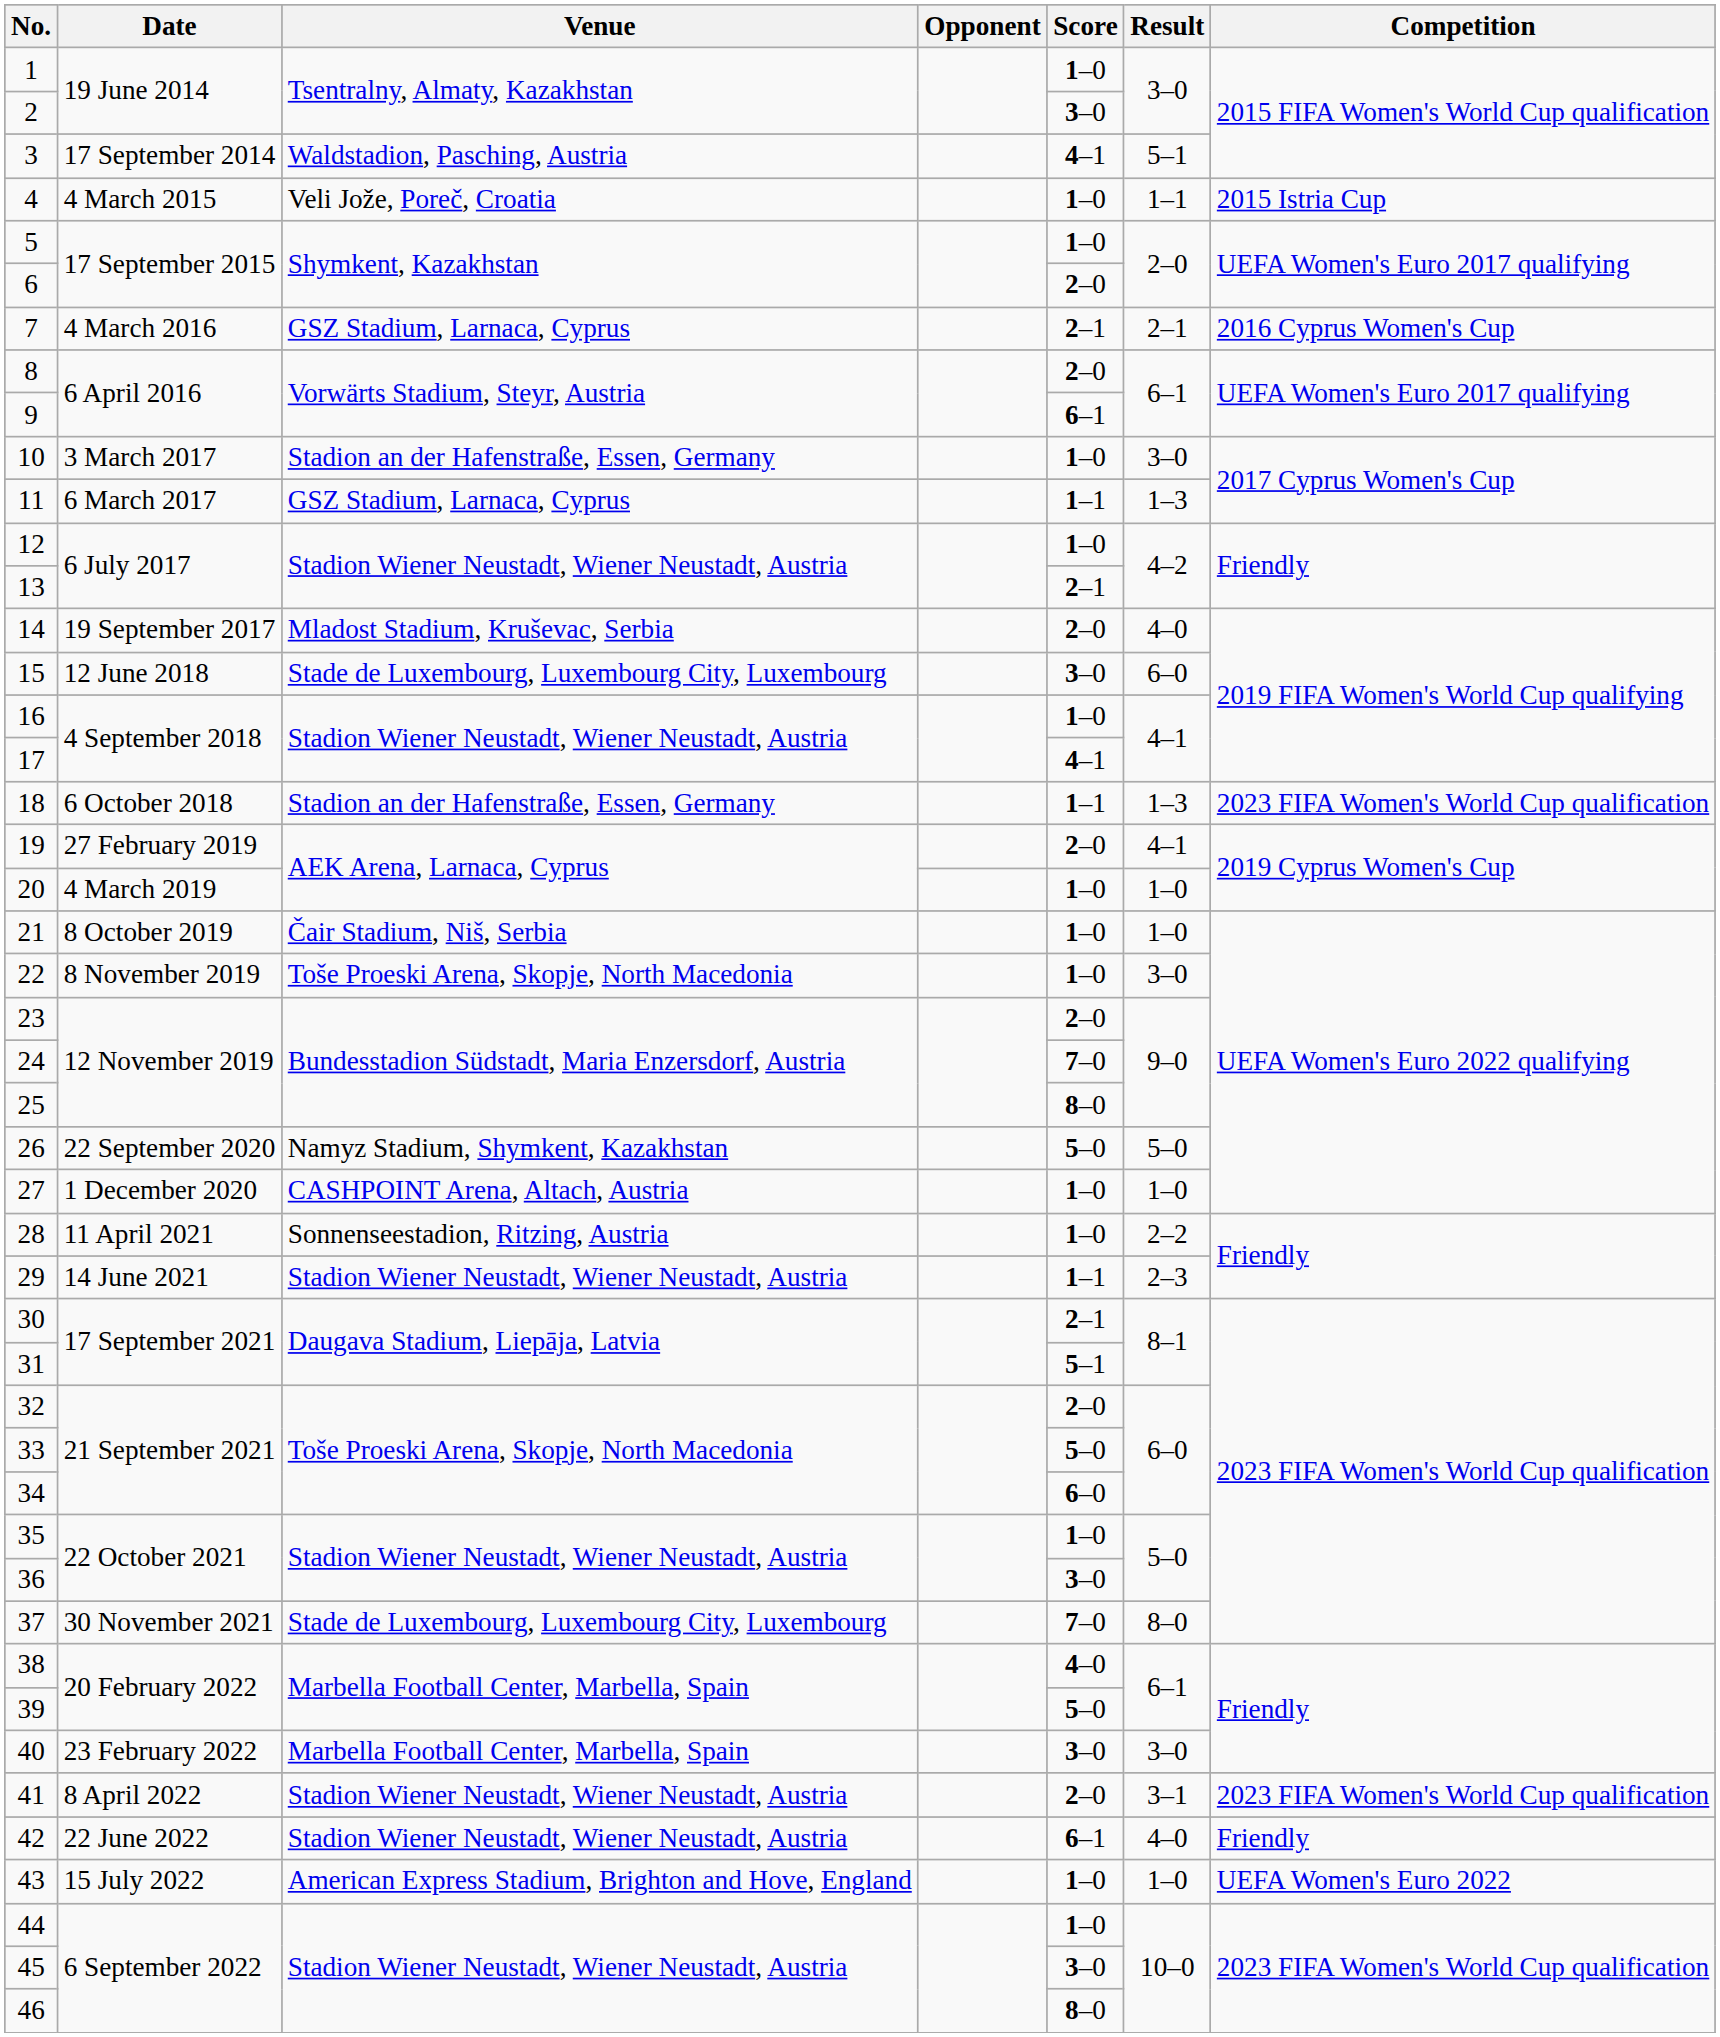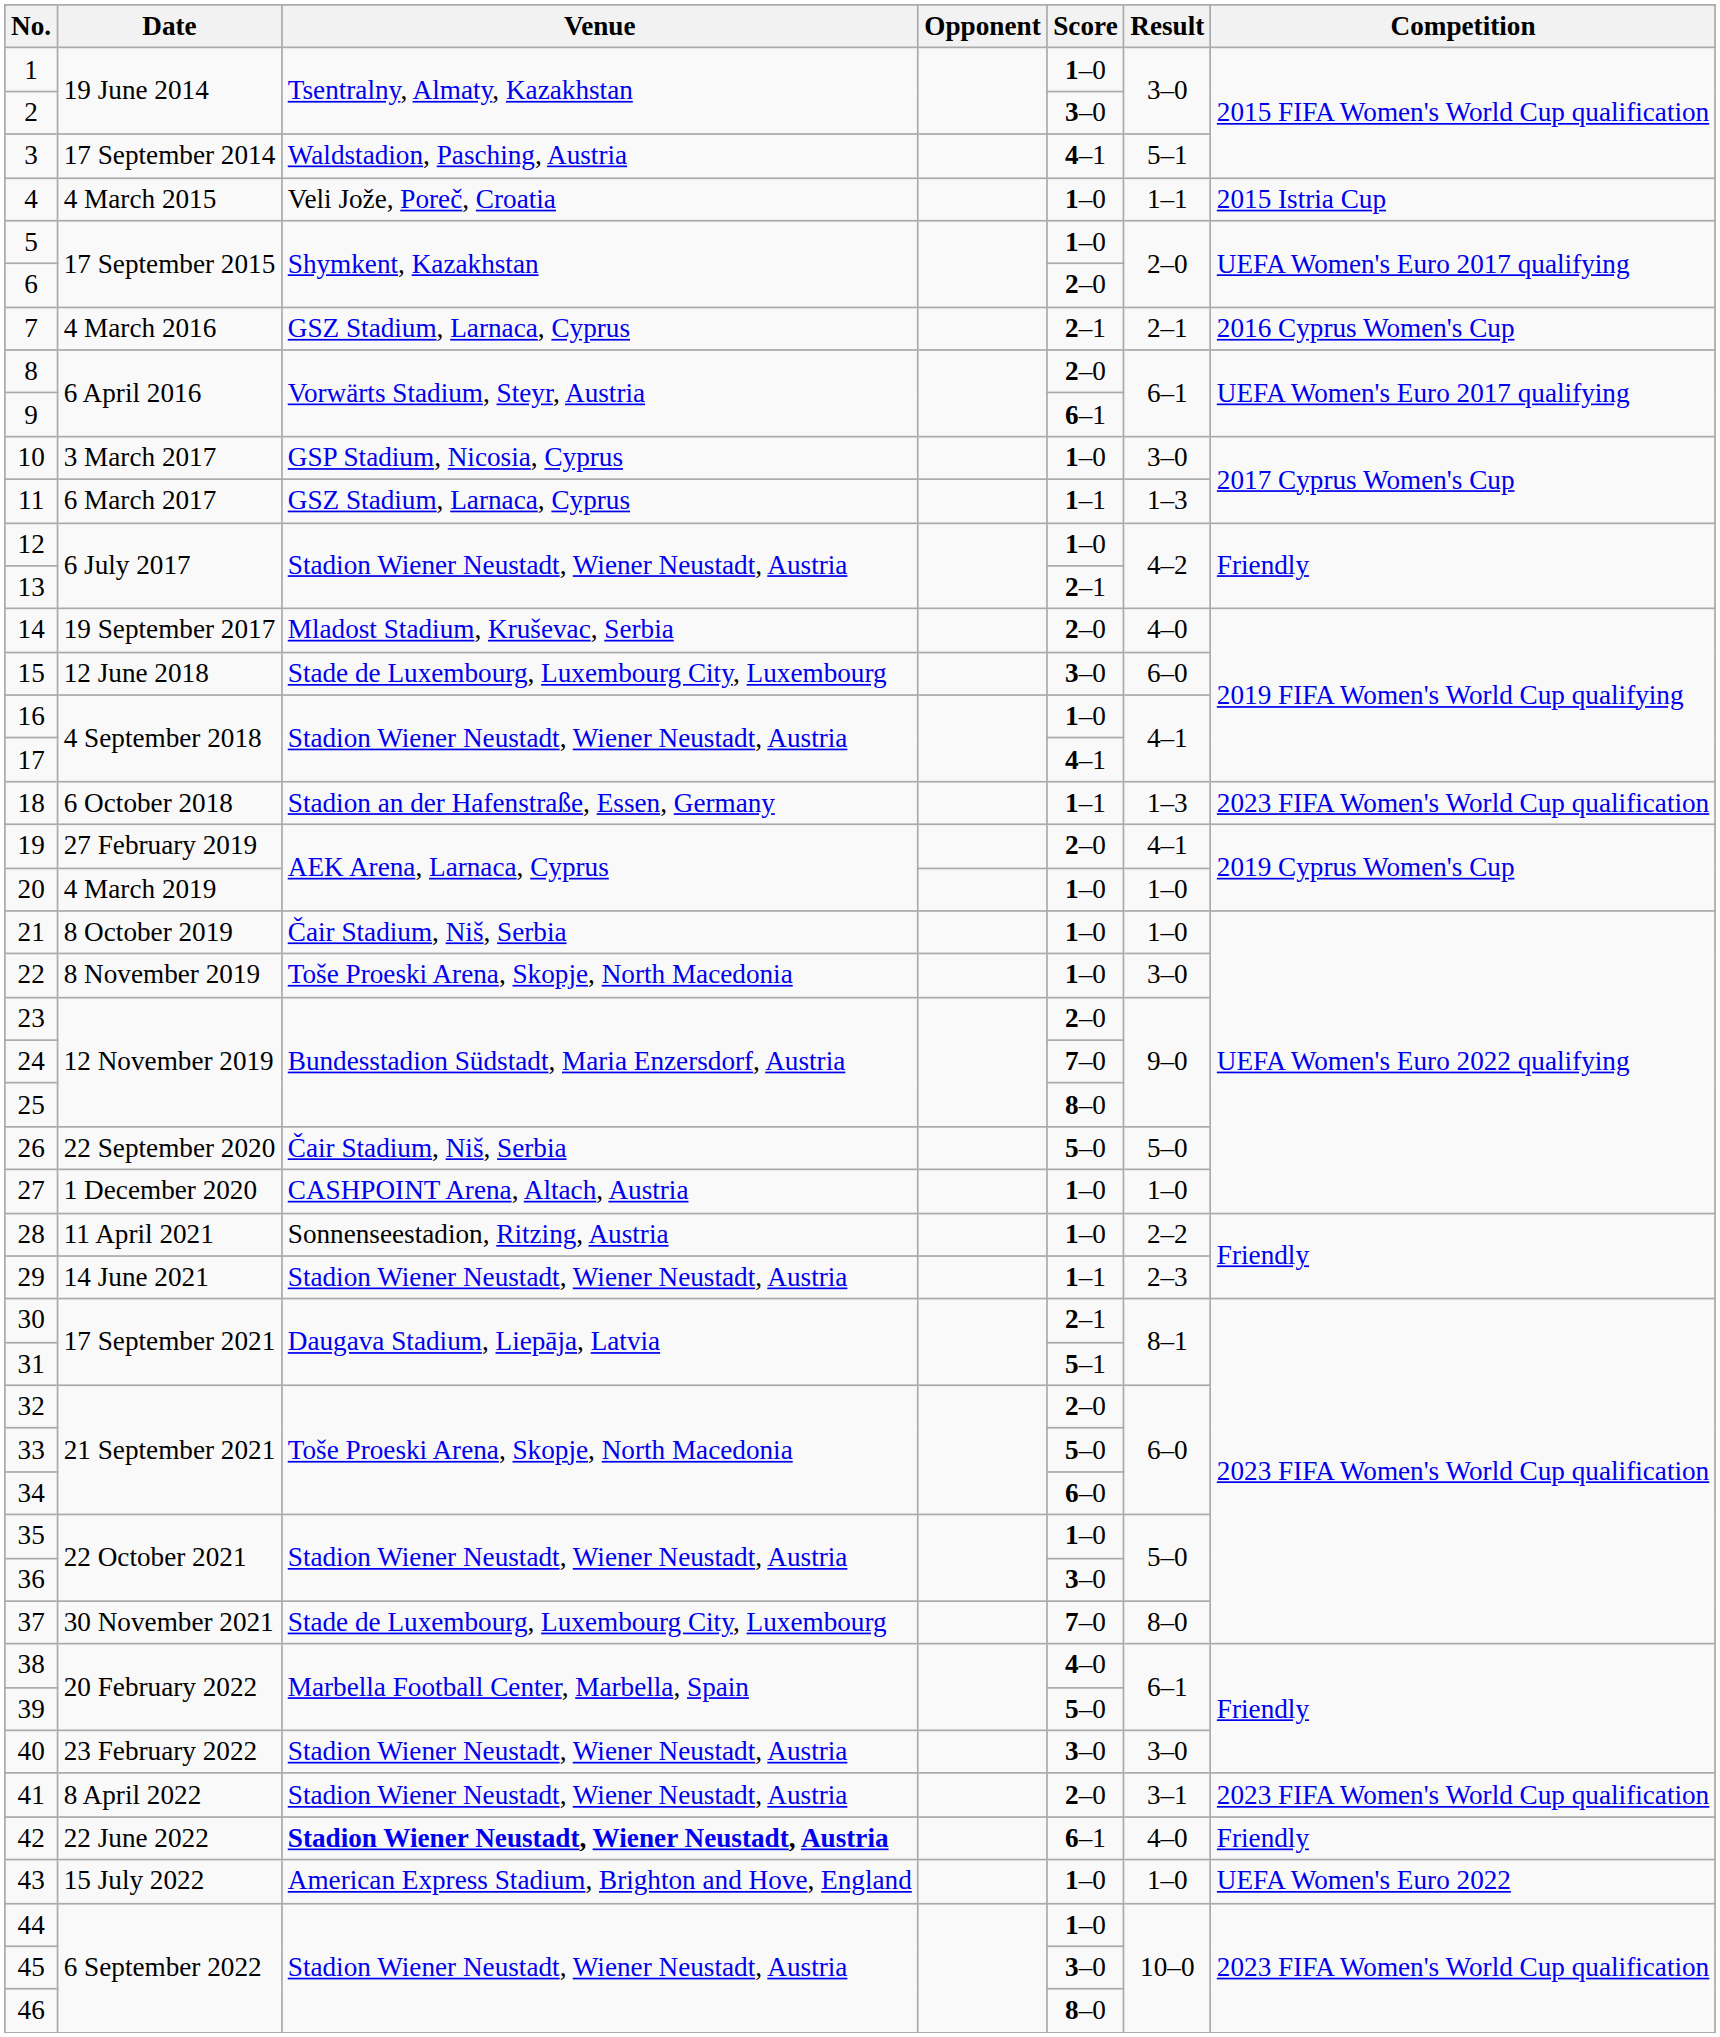(531, 457) Stadion an der Hafenstraße, Essen, Germany -> (455, 457) GSP Stadium, Nicosia, Cyprus
(508, 1147) Namyz Stadium, Shymkent, Kazakhstan -> (427, 1147) Čair Stadium, Niš, Serbia
(518, 1751) Marbella Football Center, Marbella, Spain -> (568, 1751) Stadion Wiener Neustadt, Wiener Neustadt, Austria
(568, 1837) normal -> (588, 1837) bold
